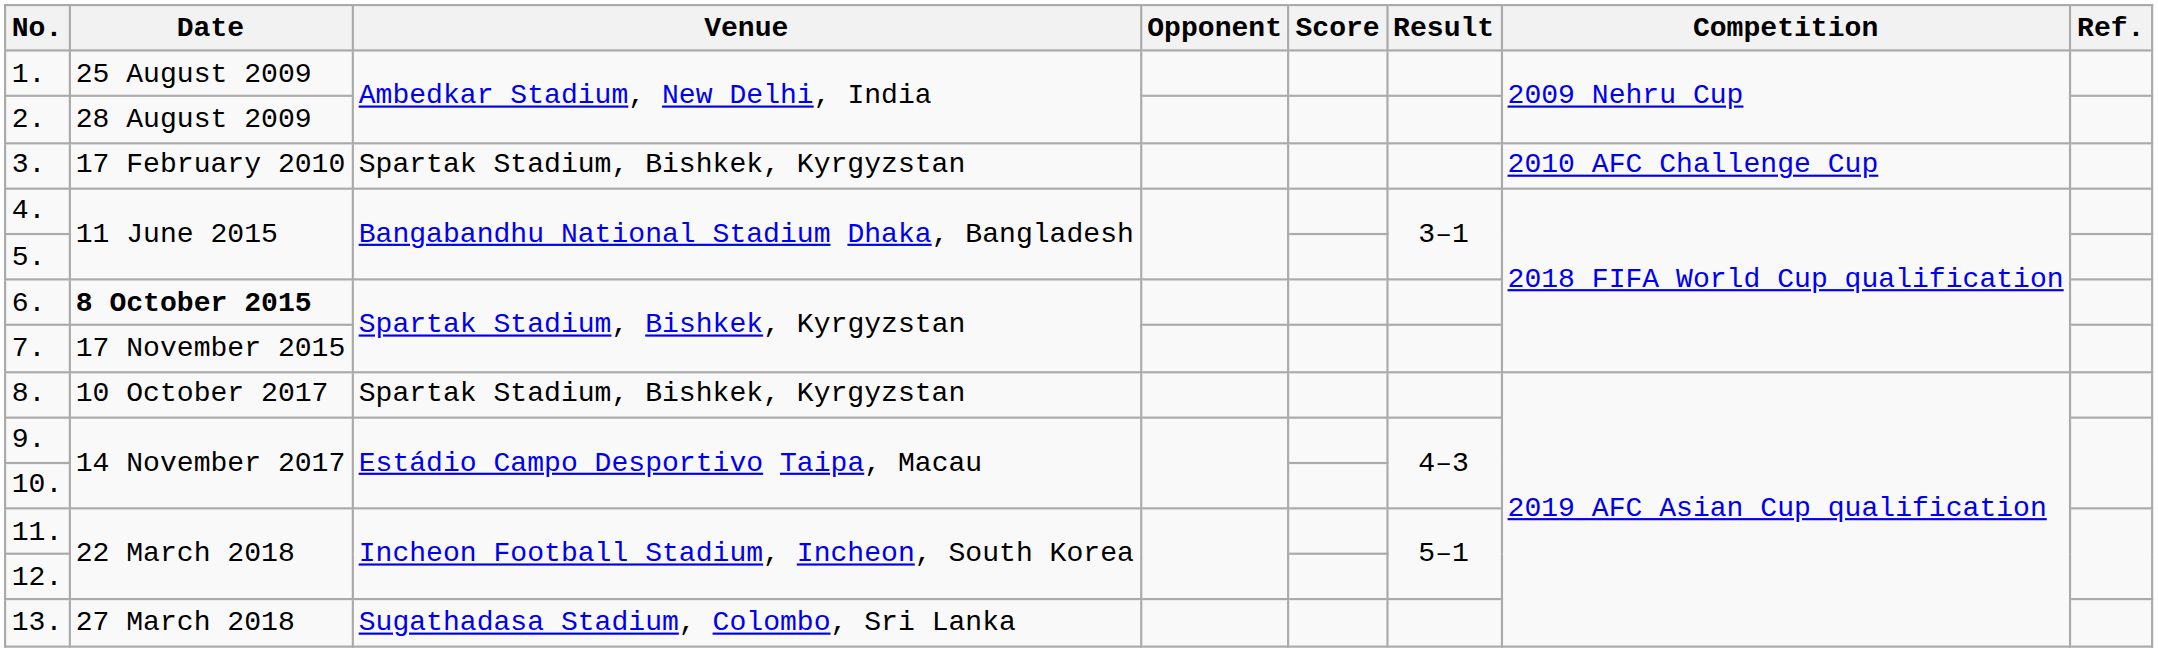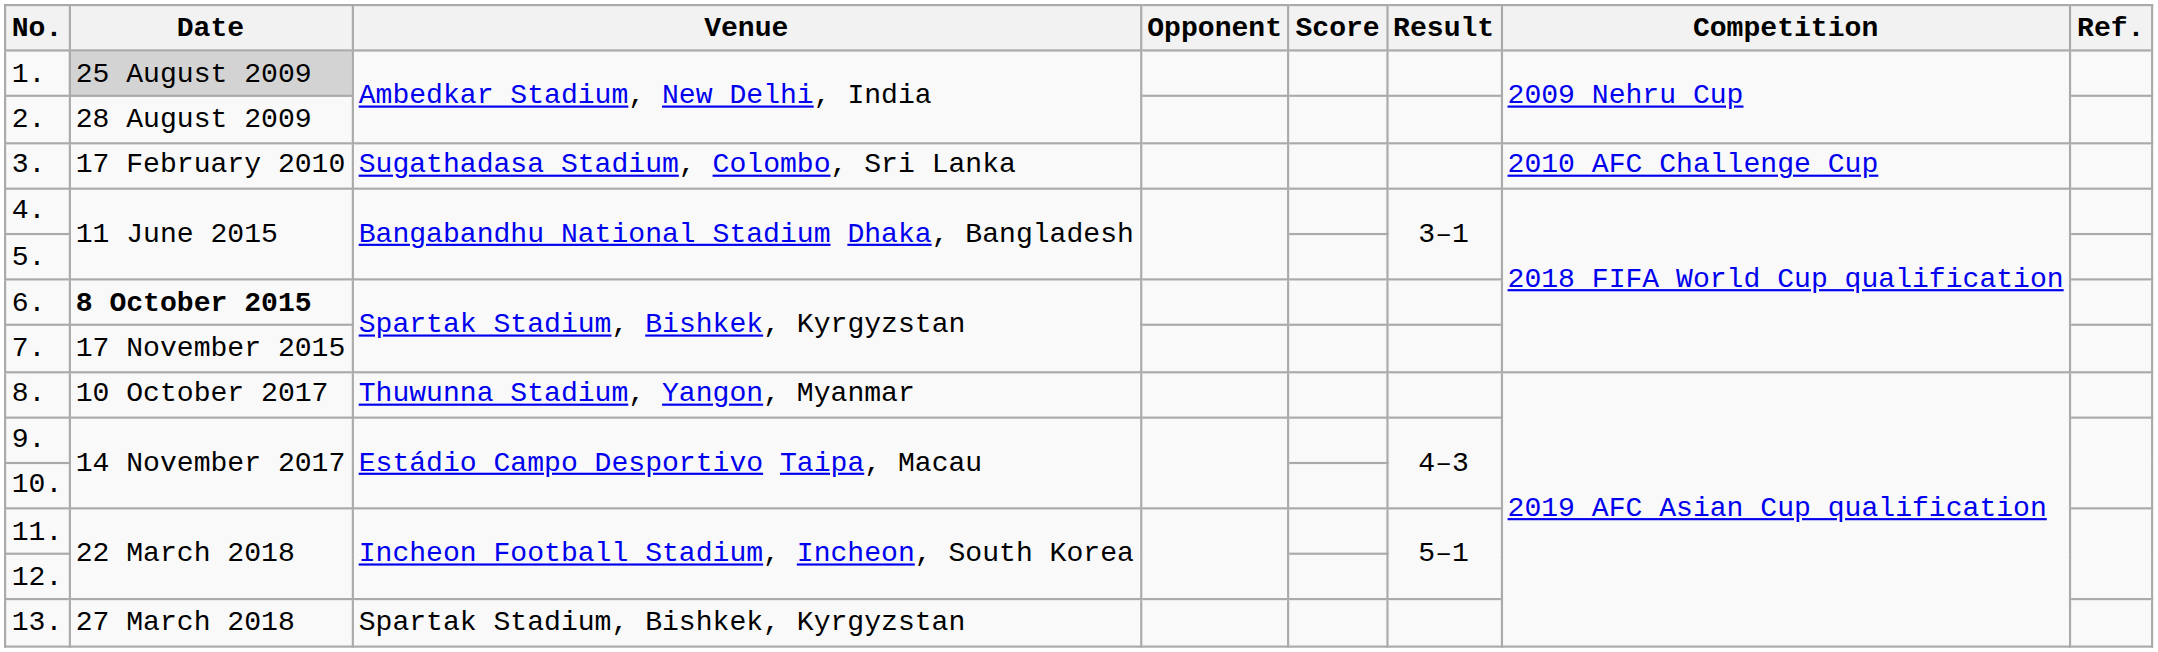(194, 74) no background -> (194, 74) lightgrey background
(662, 165) Spartak Stadium, Bishkek, Kyrgyzstan -> (687, 165) Sugathadasa Stadium, Colombo, Sri Lanka
(662, 394) Spartak Stadium, Bishkek, Kyrgyzstan -> (637, 394) Thuwunna Stadium, Yangon, Myanmar
(687, 623) Sugathadasa Stadium, Colombo, Sri Lanka -> (662, 623) Spartak Stadium, Bishkek, Kyrgyzstan
